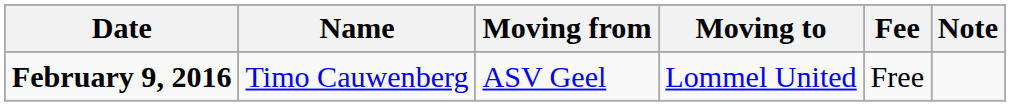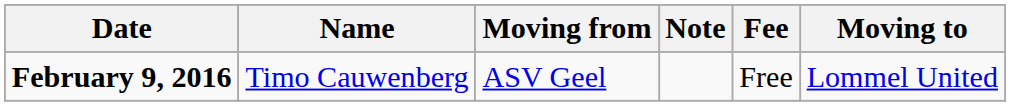columns swapped: (761, 28) <-> (968, 28)
